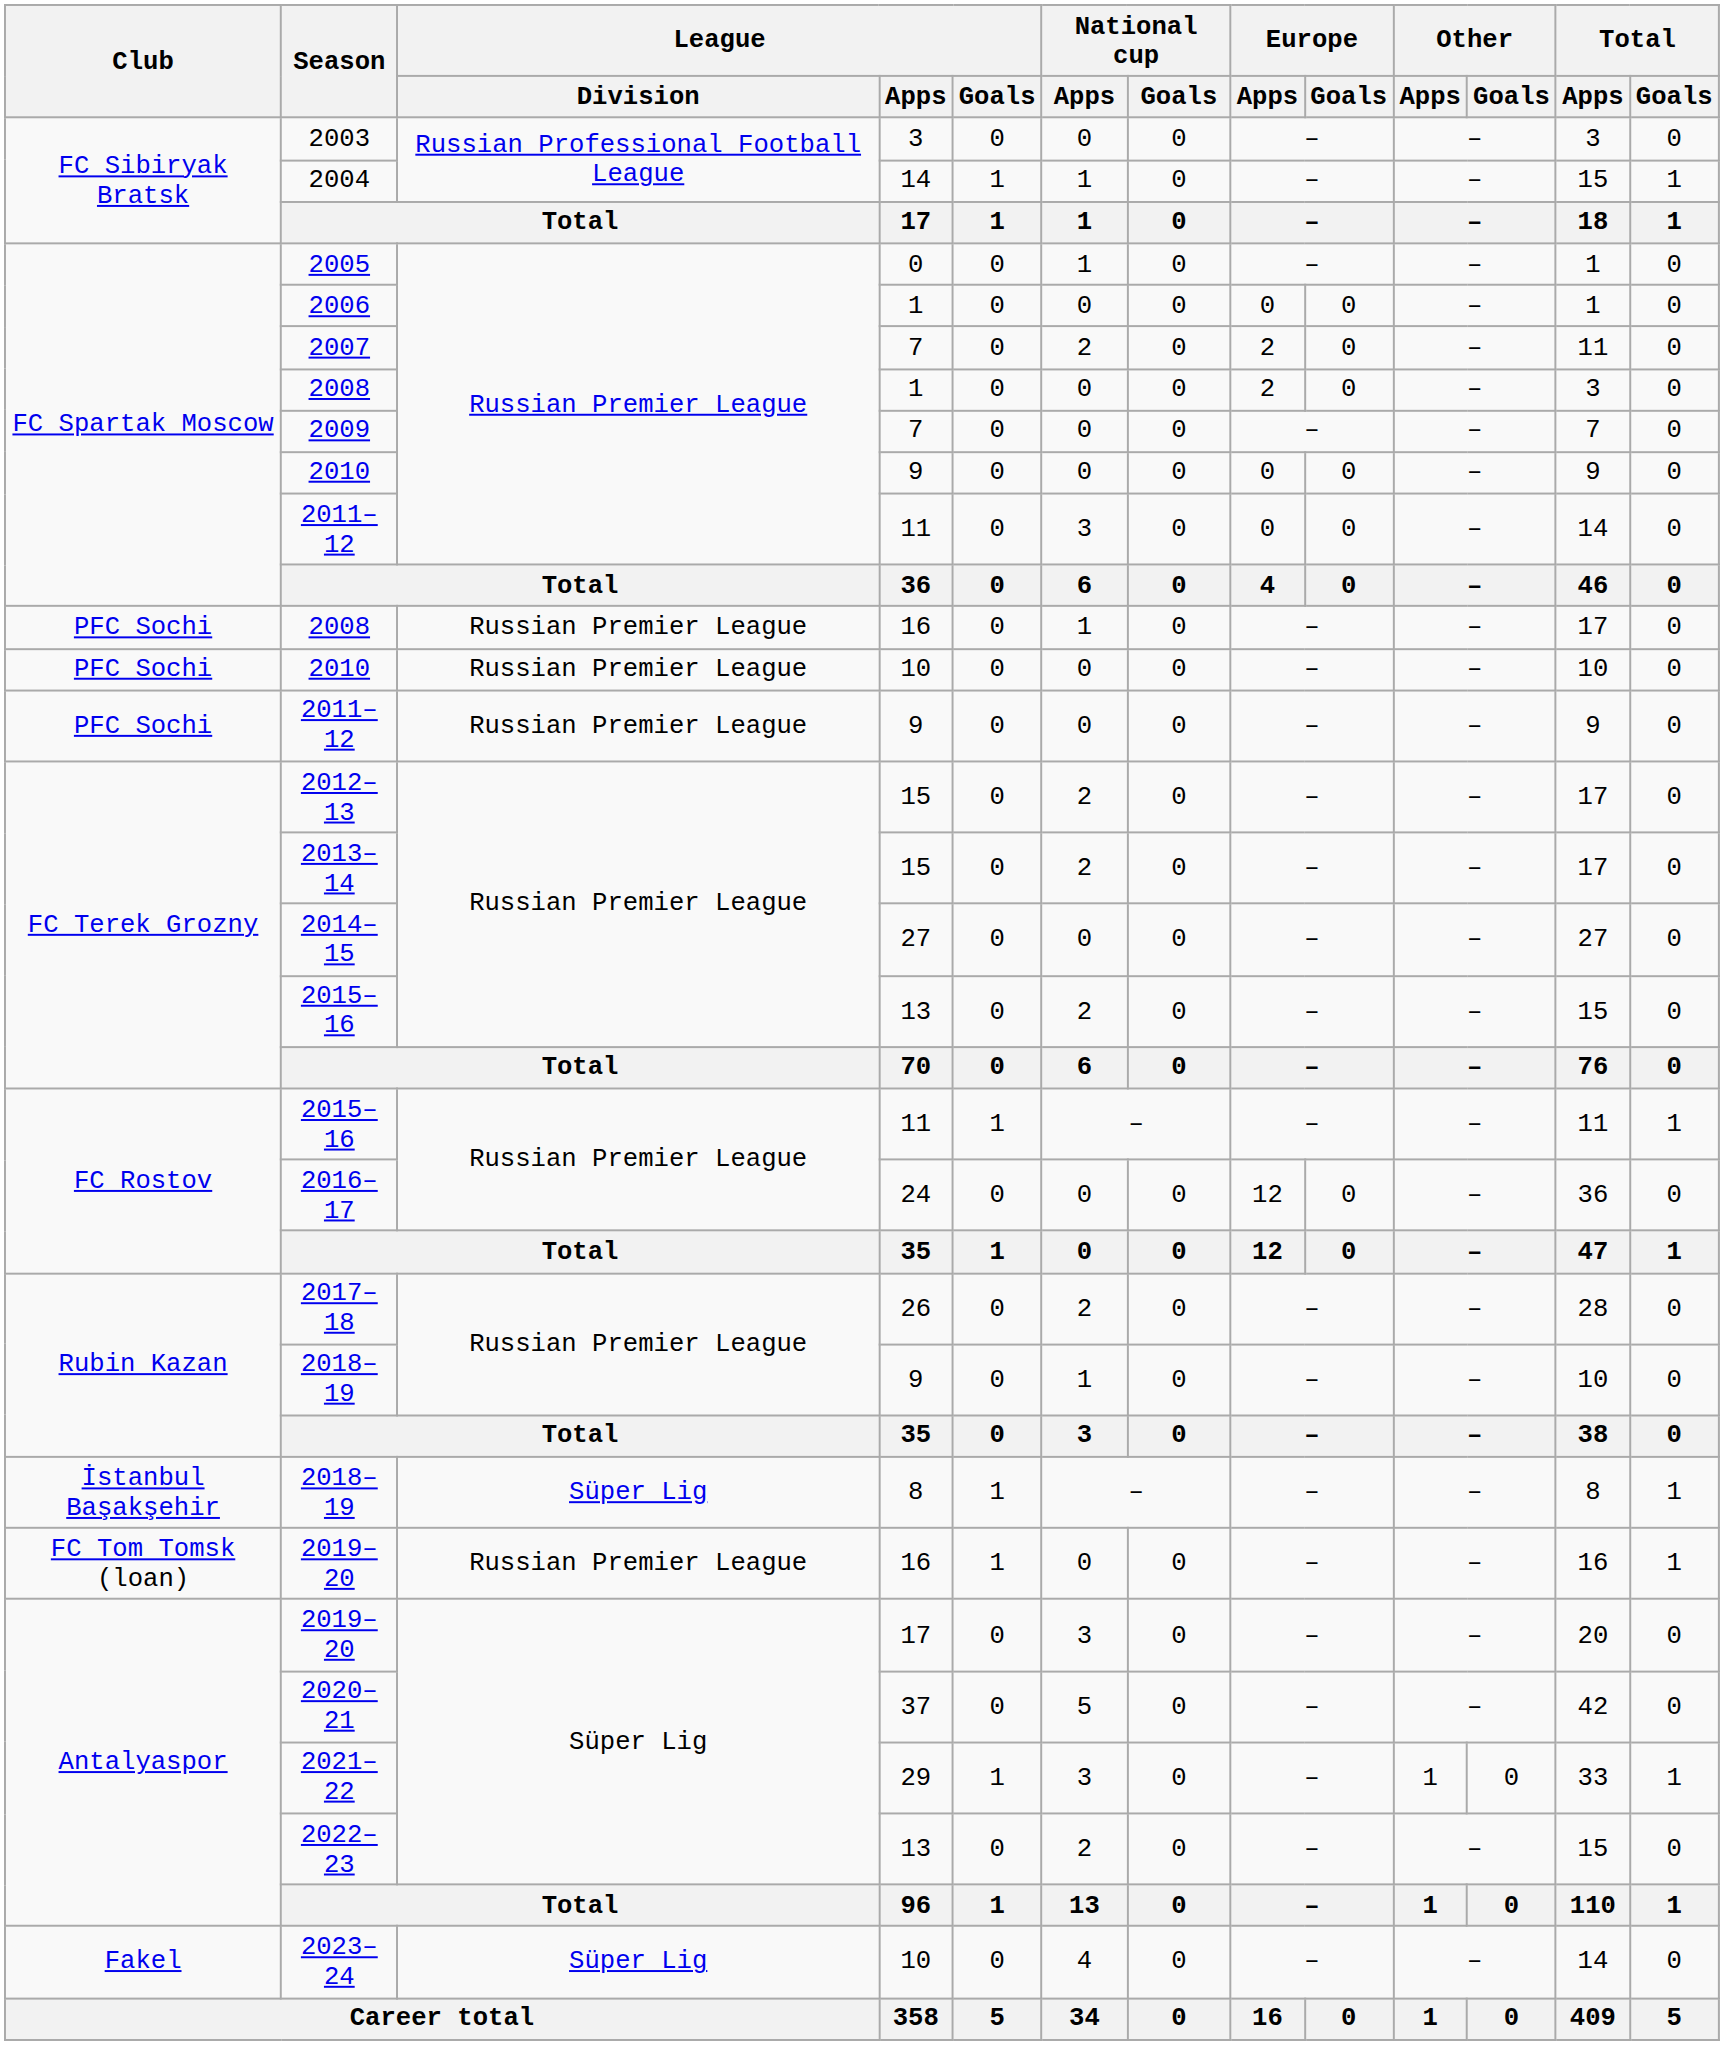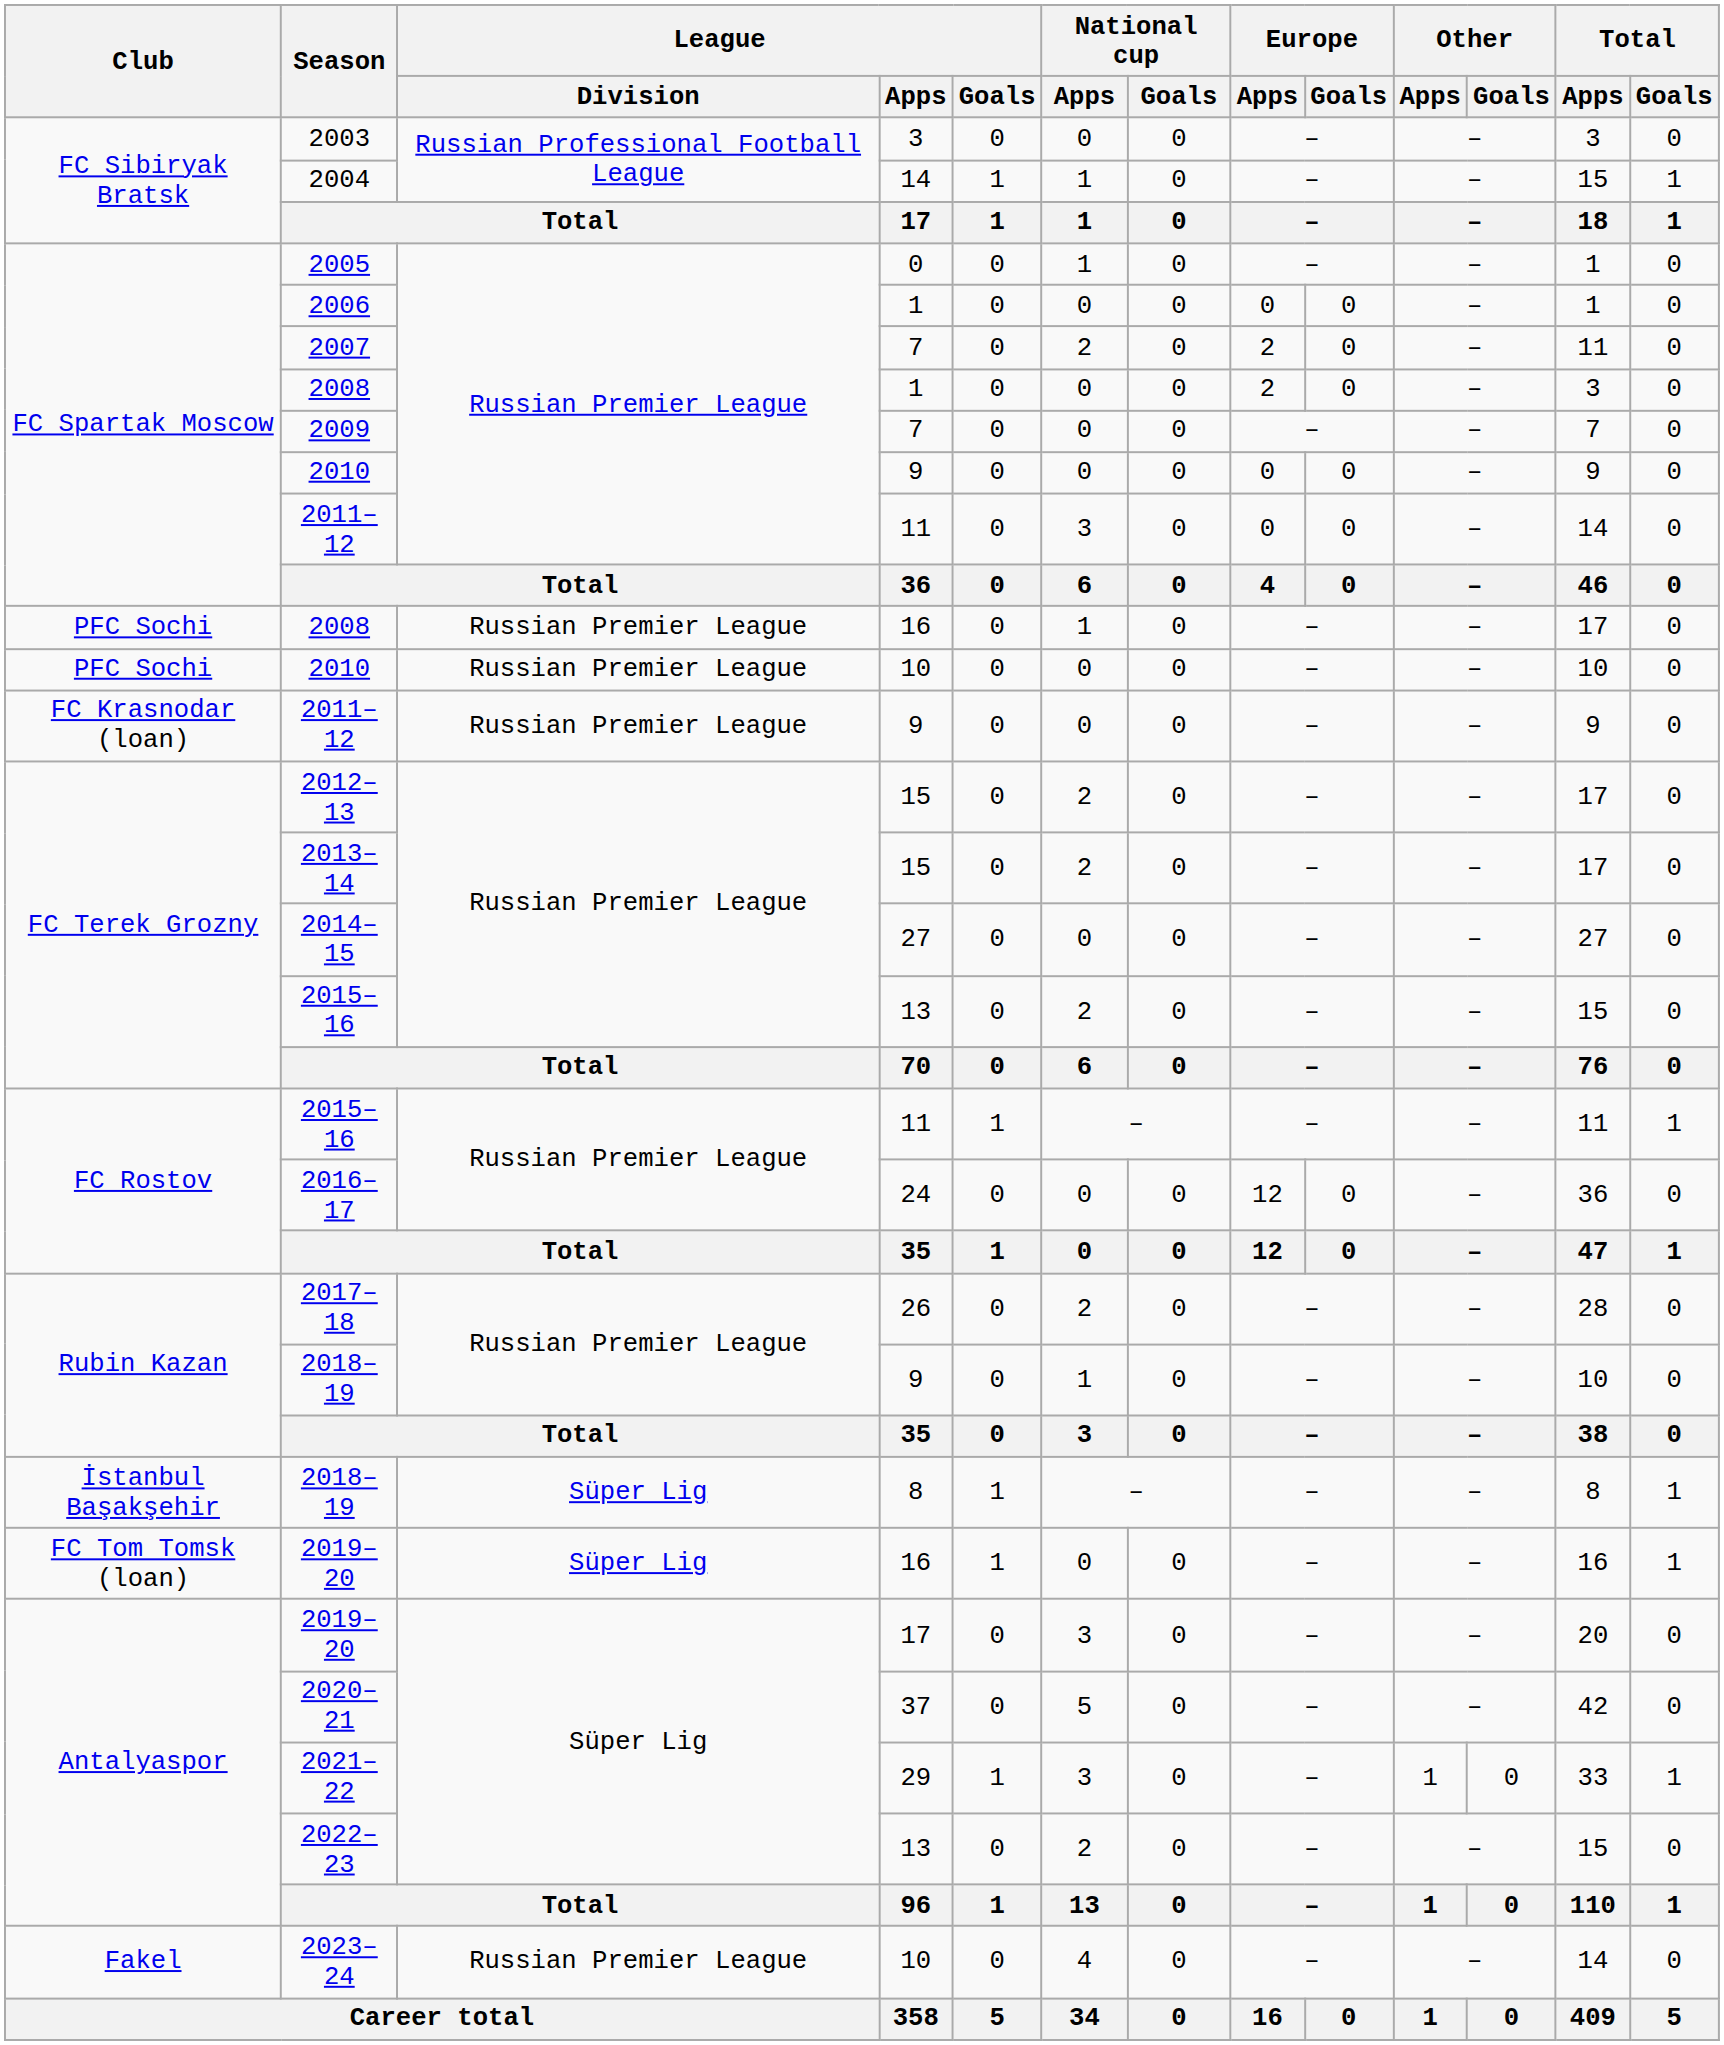(143, 726) PFC Sochi -> (143, 726) FC Krasnodar (loan)
(638, 1564) Russian Premier League -> (638, 1564) Süper Lig
(638, 1962) Süper Lig -> (638, 1962) Russian Premier League
